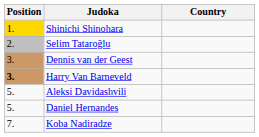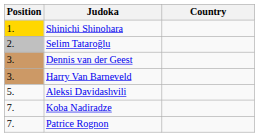(10, 76) bold -> (10, 76) normal
- row: (82, 108)
+ row: (77, 124)
